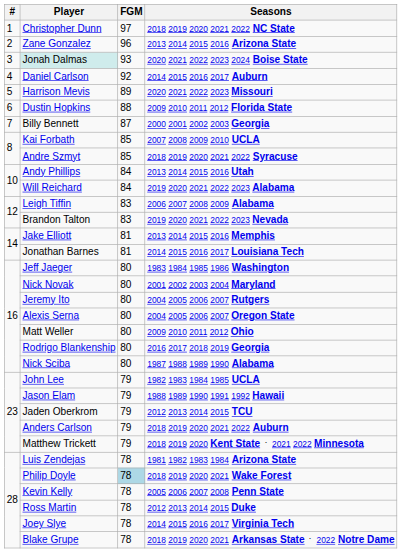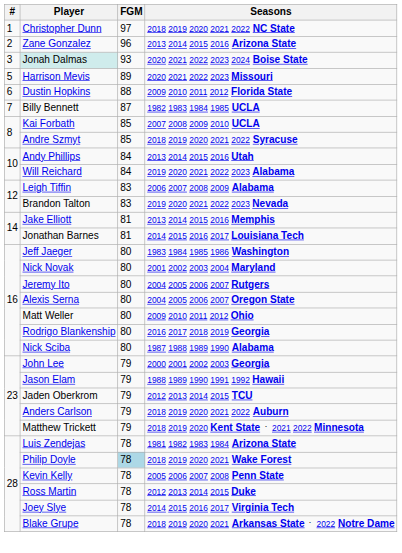- row: (56, 76)
(208, 124) 2000 2001 2002 2003 Georgia -> (203, 108) 1982 1983 1984 1985 UCLA
(203, 380) 1982 1983 1984 1985 UCLA -> (208, 364) 2000 2001 2002 2003 Georgia
